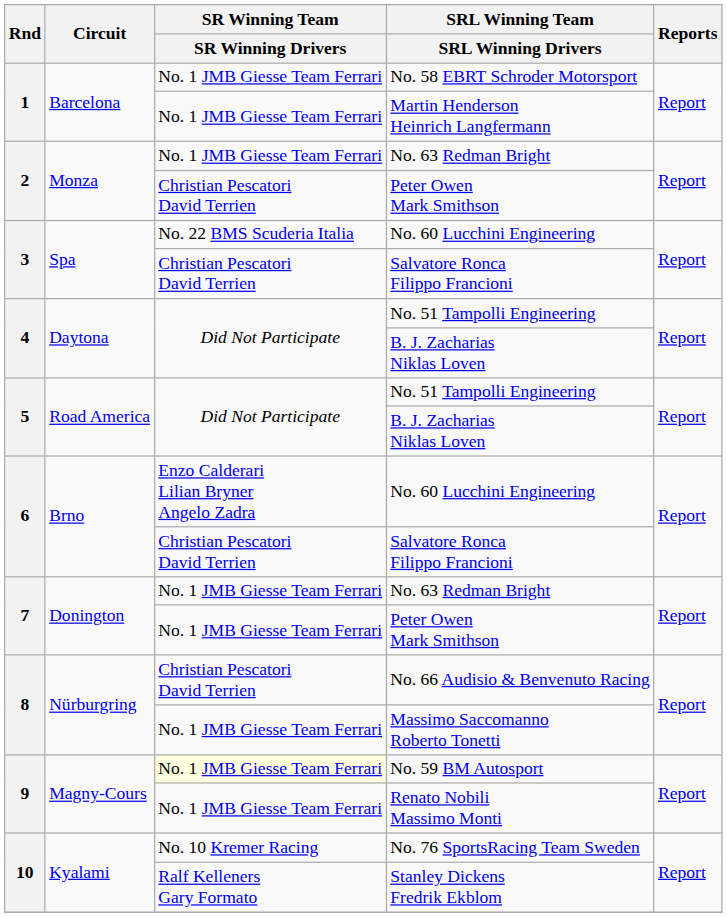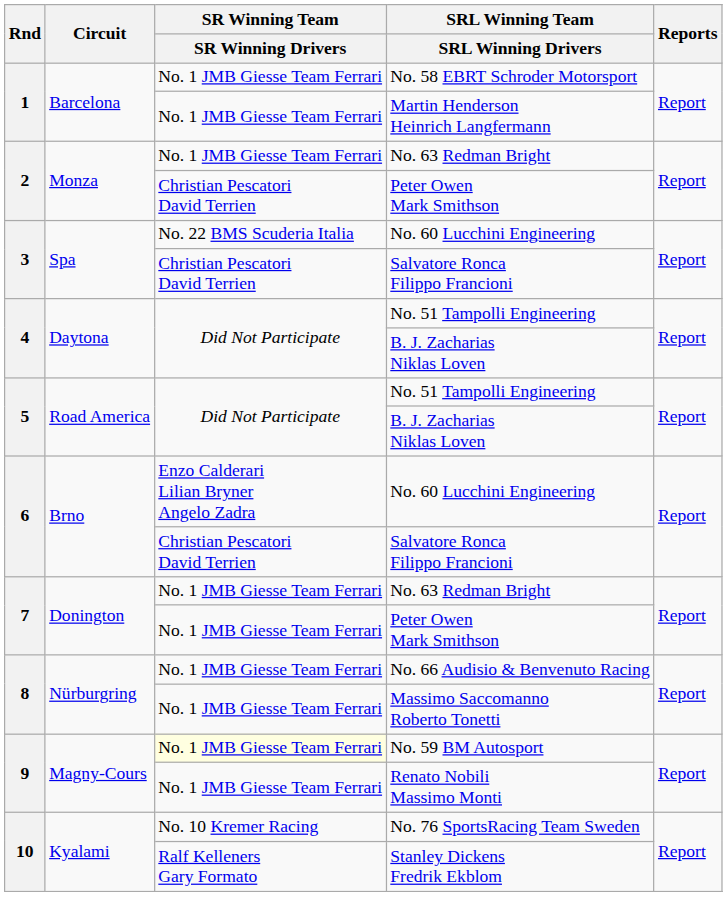(225, 680) Christian Pescatori David Terrien -> (270, 669) No. 1 JMB Giesse Team Ferrari
